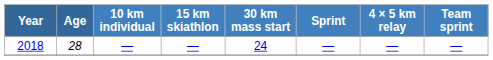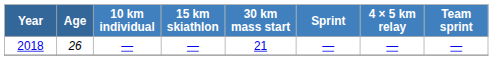(75, 46) 28 -> (75, 46) 26
(261, 46) 24 -> (261, 46) 21
